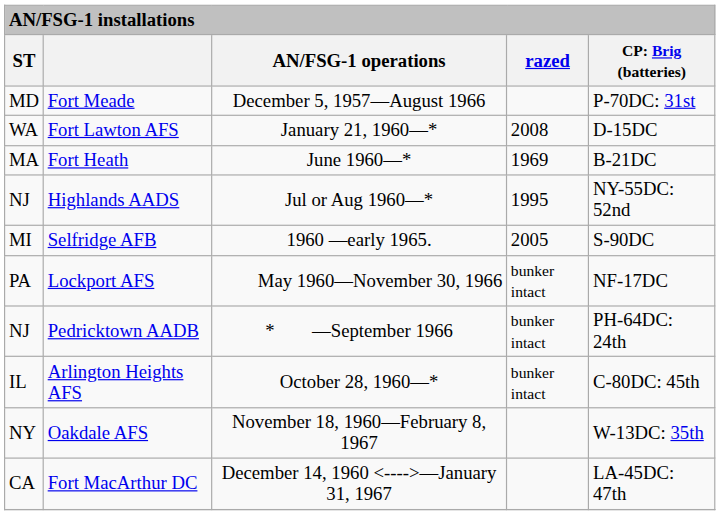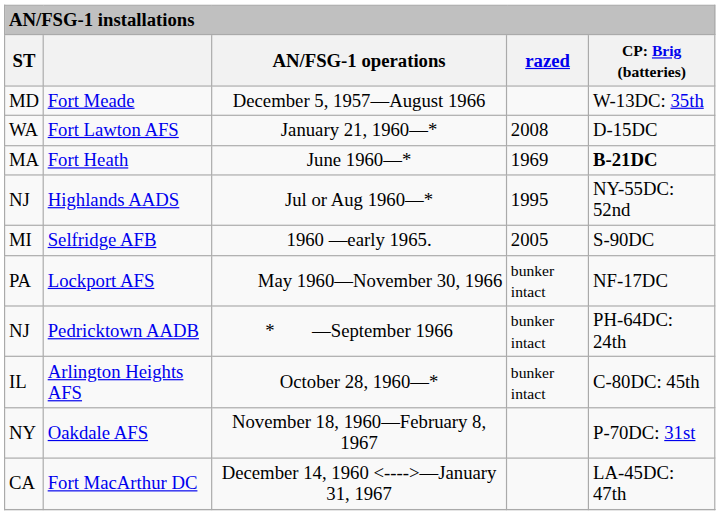(649, 100) P-70DC: 31st -> (648, 100) W-13DC: 35th
(625, 159) normal -> (625, 159) bold
(648, 432) W-13DC: 35th -> (649, 432) P-70DC: 31st
